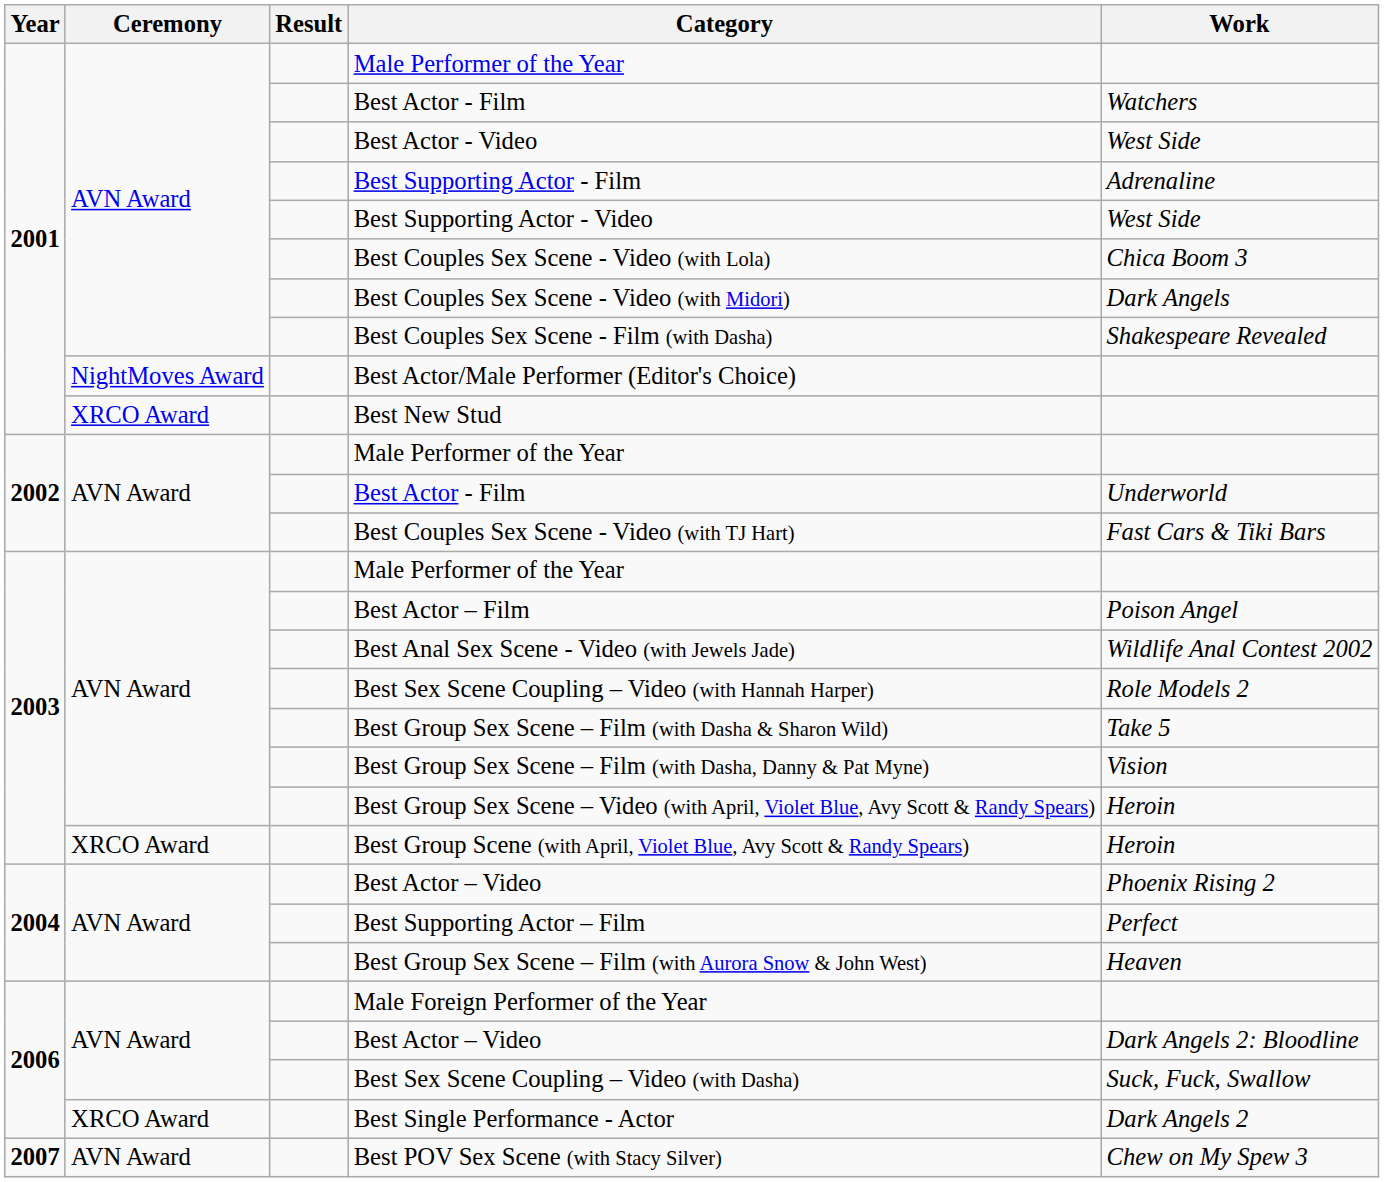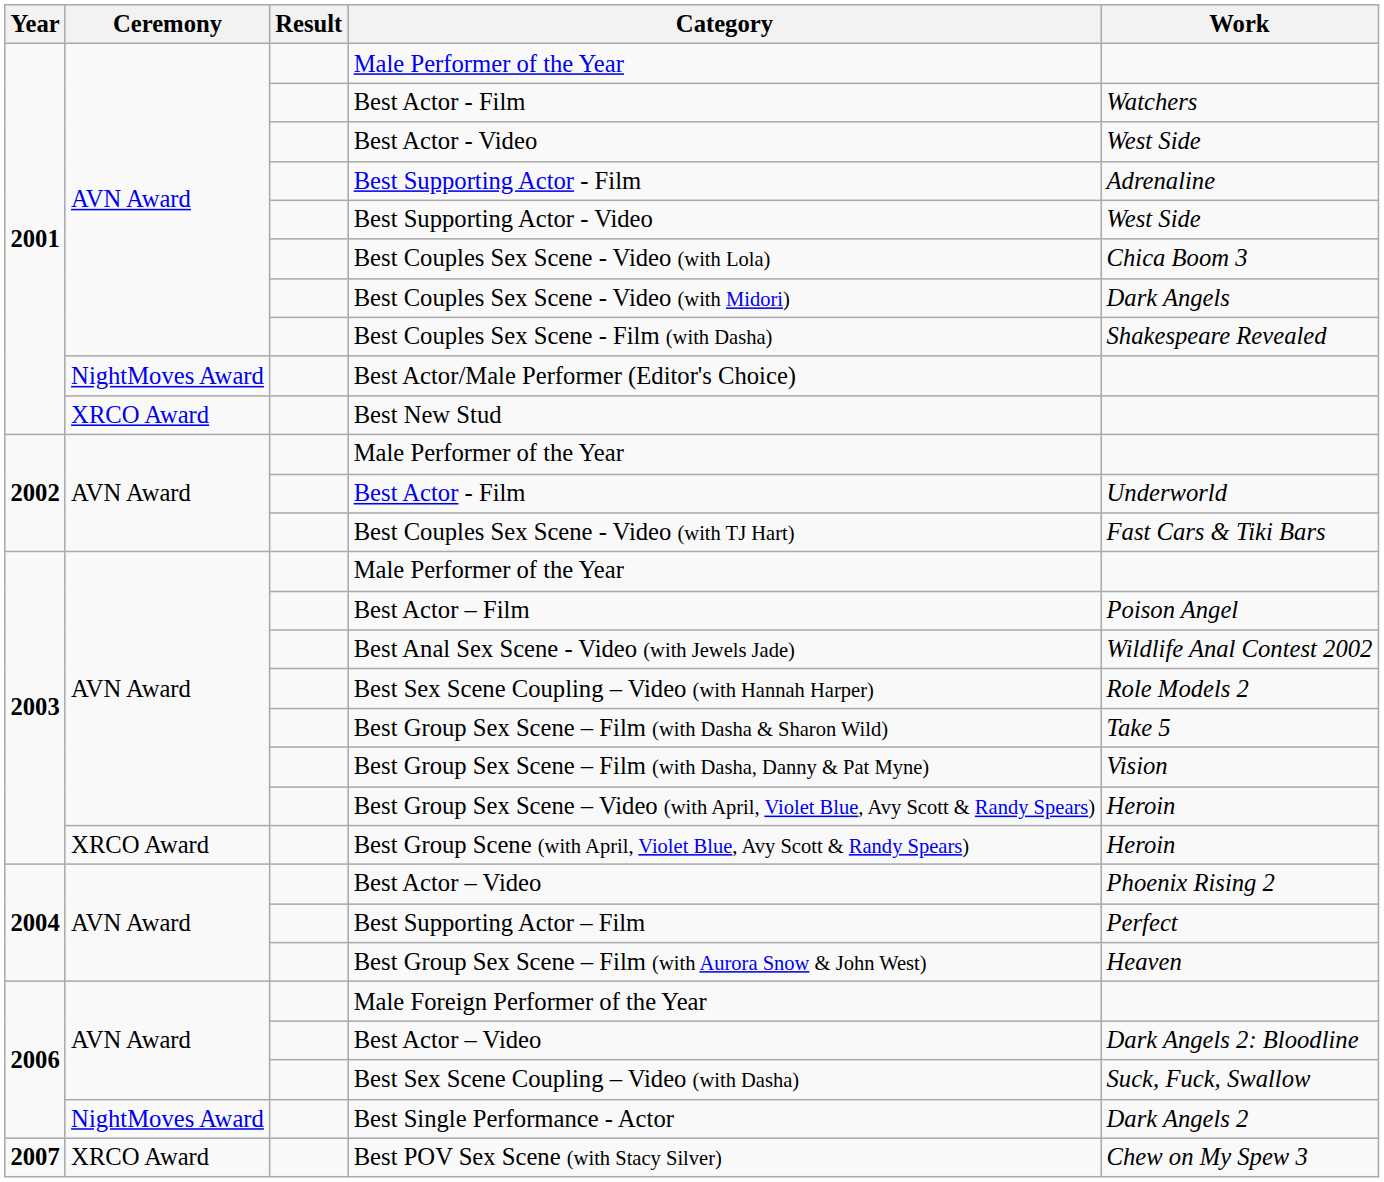(140, 1118) XRCO Award -> (167, 1118) NightMoves Award
(131, 1157) AVN Award -> (140, 1157) XRCO Award
